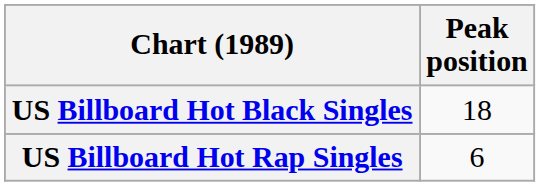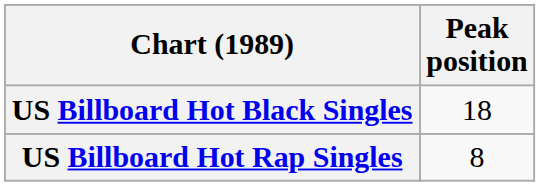(477, 156) 6 -> (477, 156) 8
